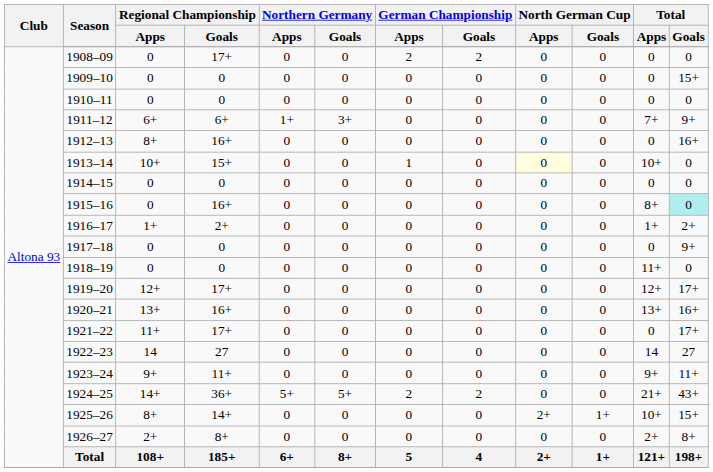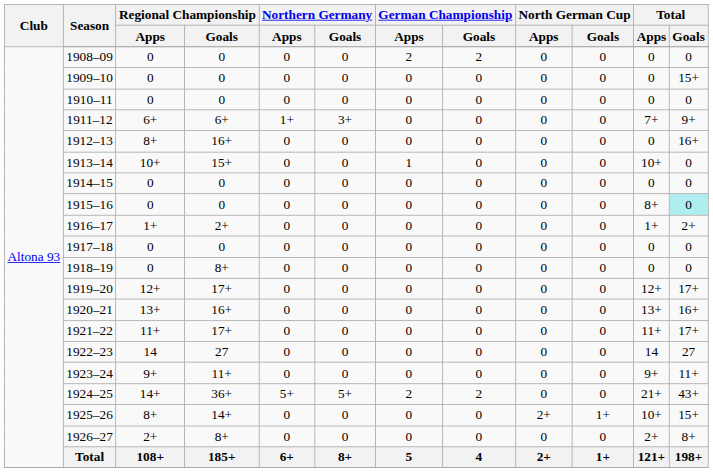(222, 57) 17+ -> (222, 57) 0
(544, 162) lightyellow background -> (544, 162) no background
(222, 204) 16+ -> (222, 204) 0
(689, 246) 9+ -> (689, 246) 0
(222, 267) 0 -> (222, 267) 8+
(651, 267) 11+ -> (651, 267) 0
(651, 330) 0 -> (651, 330) 11+
